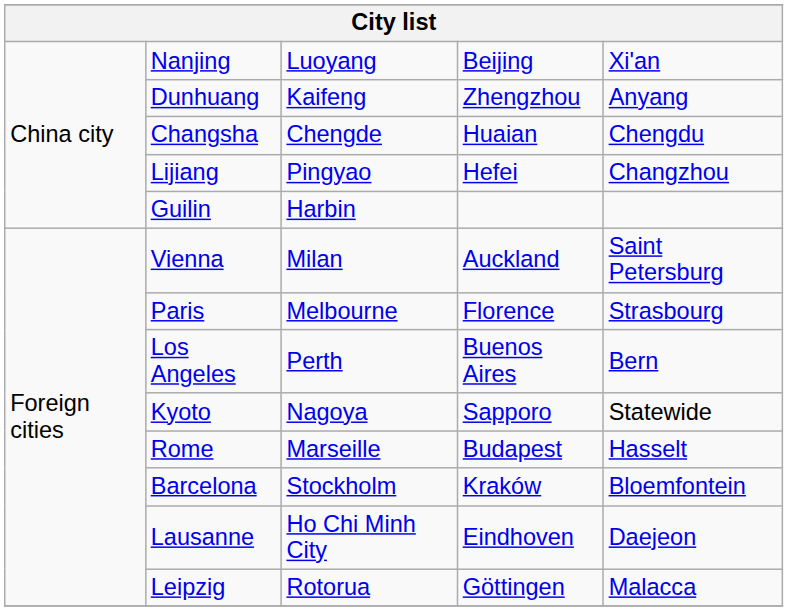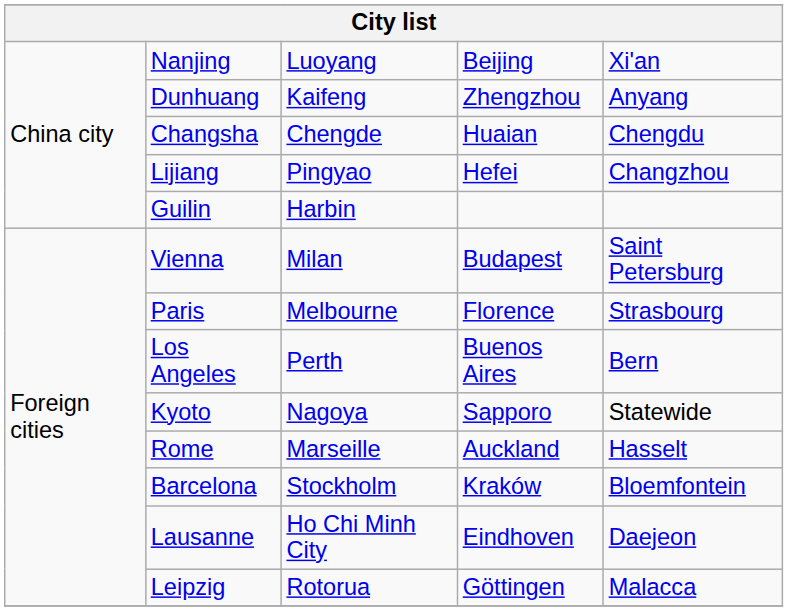(511, 260) Auckland -> (512, 260) Budapest
(512, 449) Budapest -> (511, 449) Auckland
